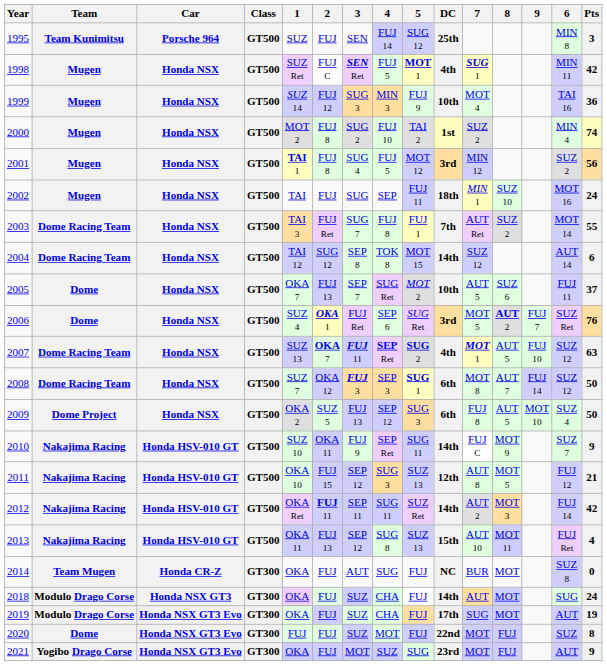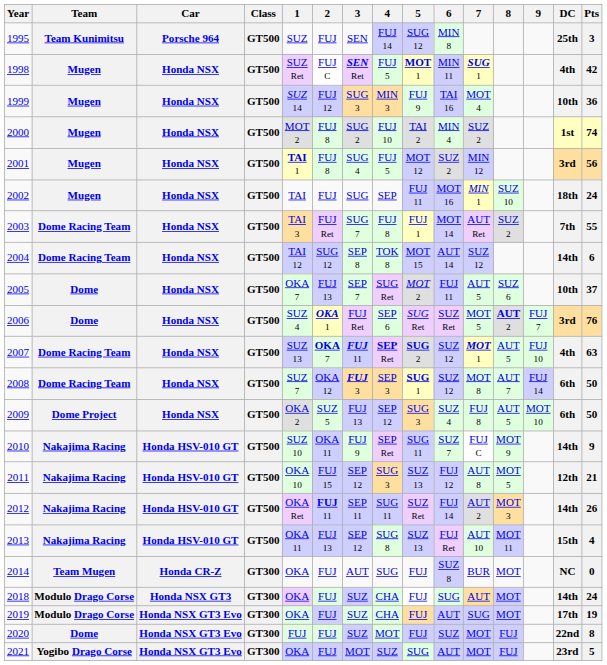columns swapped: (567, 14) <-> (448, 14)
(592, 509) 42 -> (592, 509) 26
(592, 651) 9 -> (592, 651) 5
